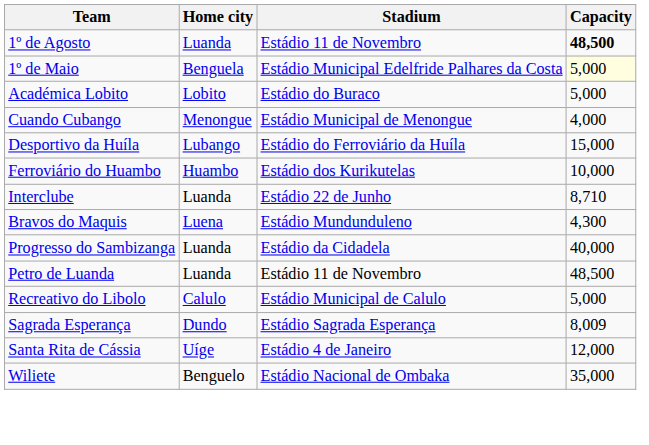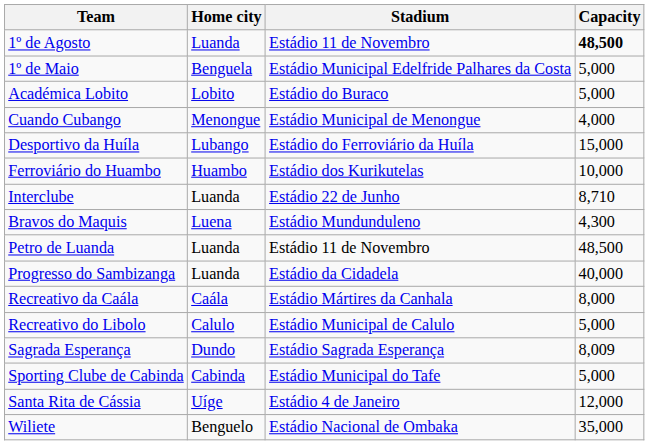(588, 68) lightyellow background -> (597, 68) no background
rows swapped: (61, 273) <-> (92, 247)
+ row: (73, 299)
+ row: (96, 376)
